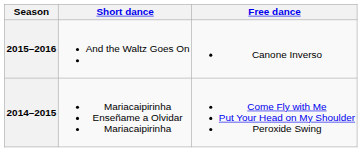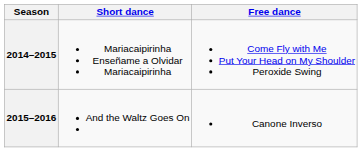rows swapped: (31, 49) <-> (31, 112)
